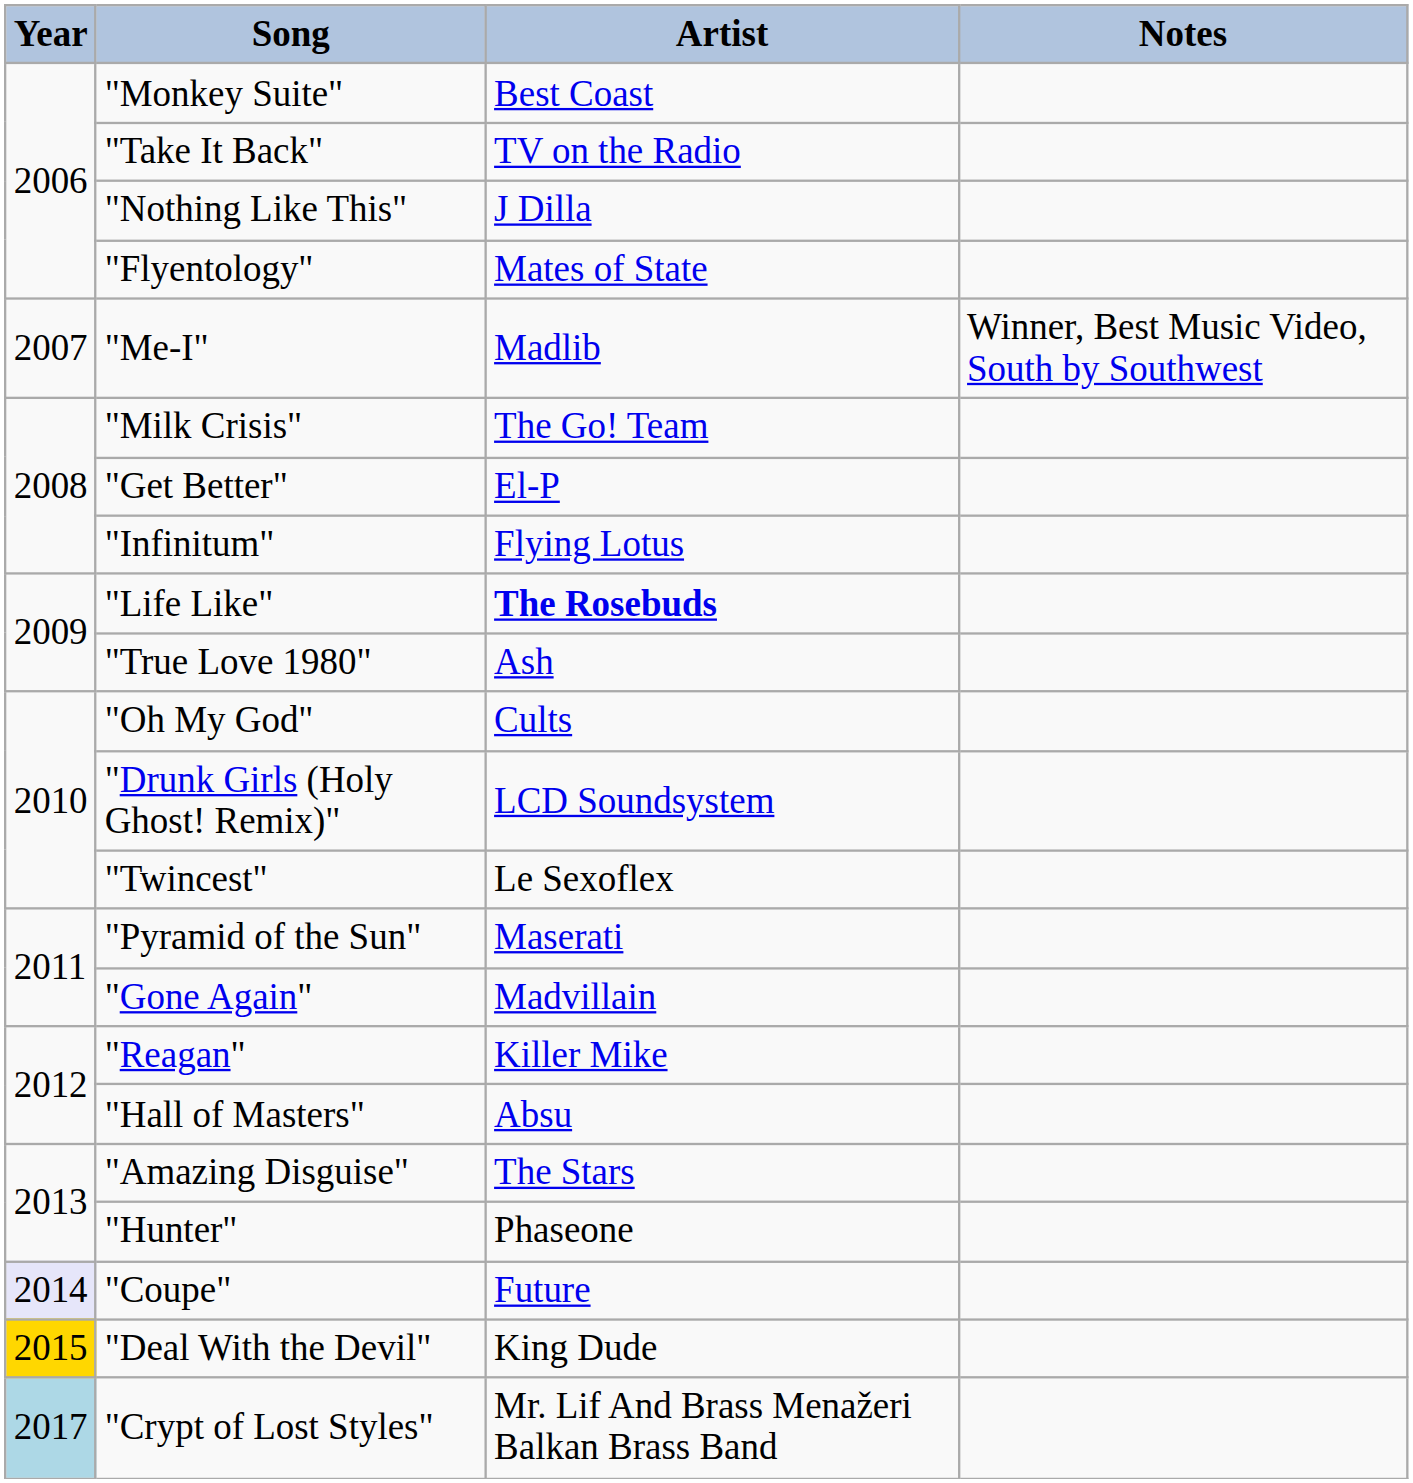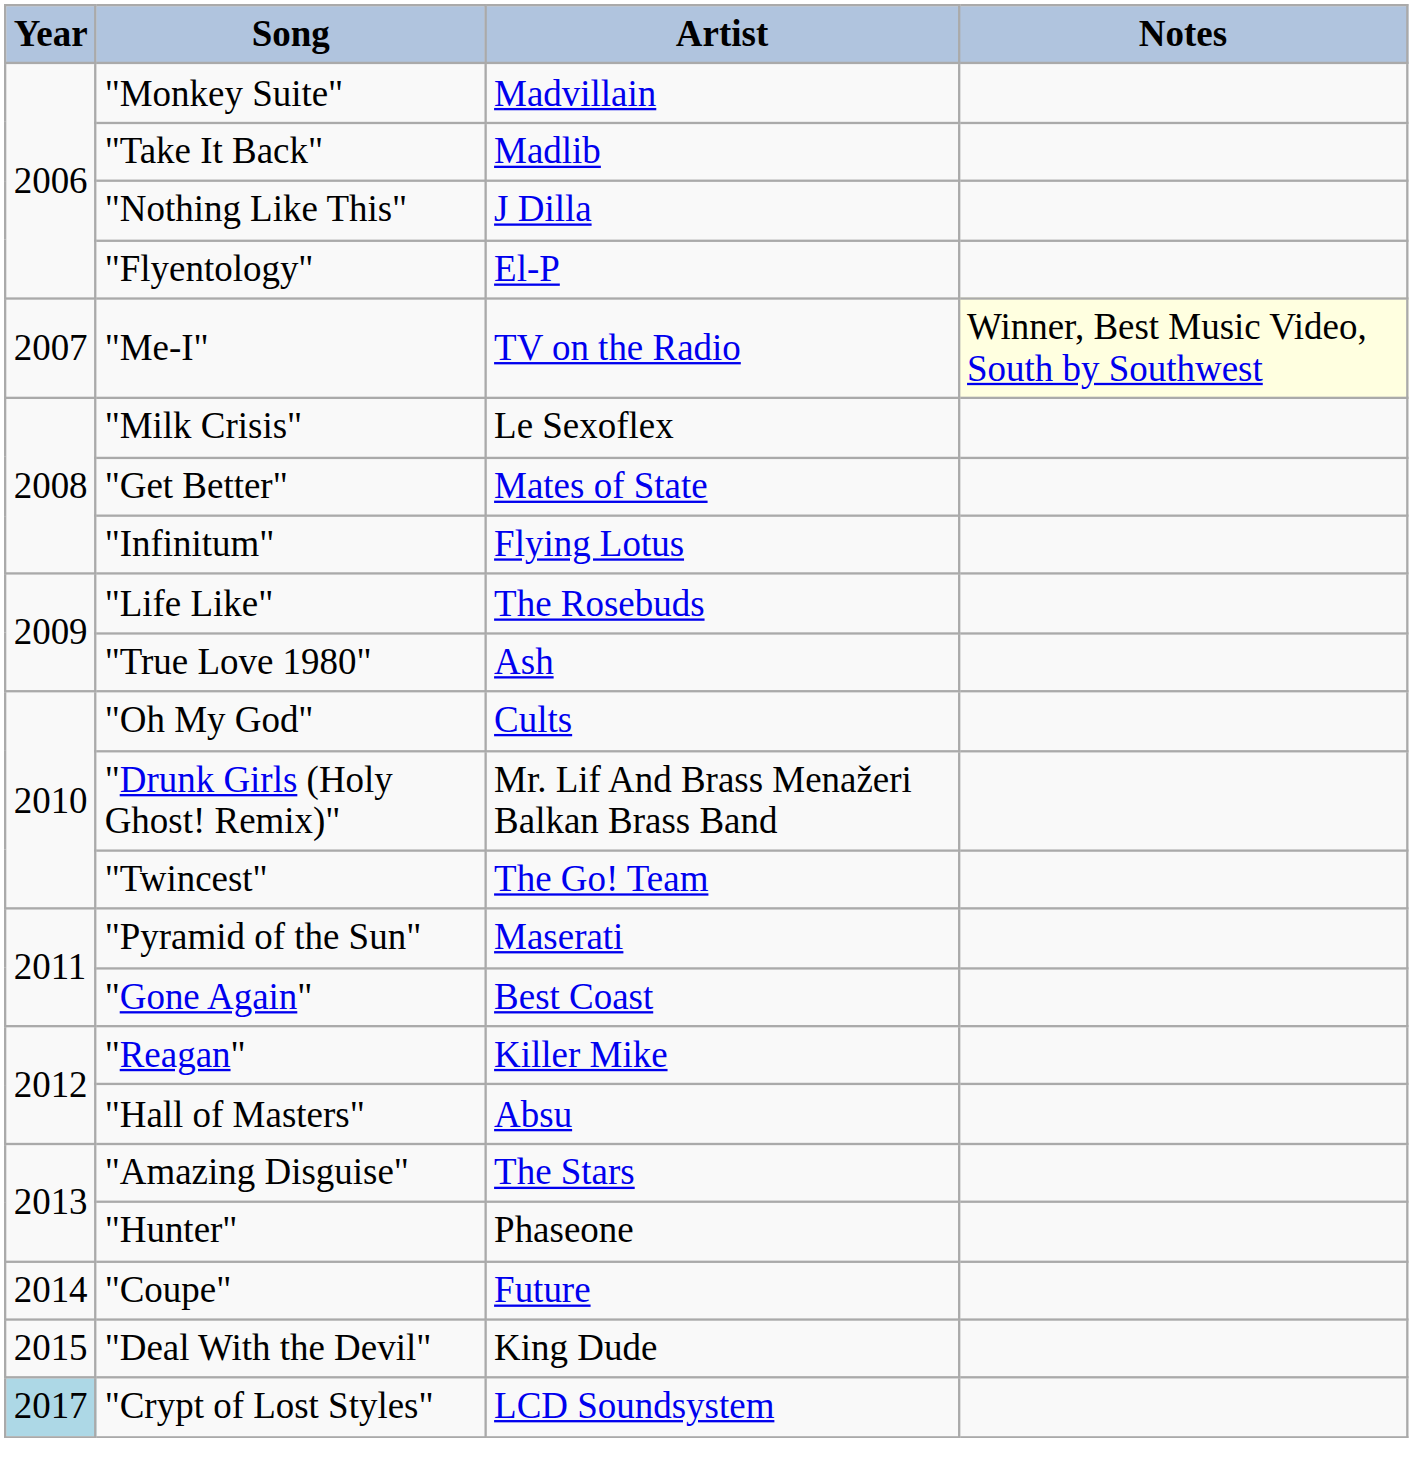(574, 92) Best Coast -> (575, 92) Madvillain
(617, 151) TV on the Radio -> (547, 151) Madlib
(601, 268) Mates of State -> (527, 268) El-P
(547, 347) Madlib -> (617, 347) TV on the Radio
(1167, 347) no background -> (1167, 347) lightyellow background
(601, 427) The Go! Team -> (584, 427) Le Sexoflex
(527, 485) El-P -> (601, 485) Mates of State
(606, 602) bold -> (599, 602) normal
(634, 799) LCD Soundsystem -> (703, 799) Mr. Lif And Brass Menažeri Balkan Brass Band
(584, 878) Le Sexoflex -> (601, 878) The Go! Team
(575, 996) Madvillain -> (574, 996) Best Coast
(51, 1289) lavender background -> (51, 1289) no background
(51, 1347) gold background -> (51, 1347) no background
(703, 1427) Mr. Lif And Brass Menažeri Balkan Brass Band -> (634, 1406) LCD Soundsystem
